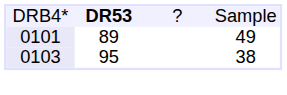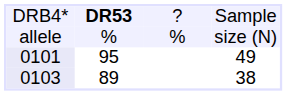+ row: (40, 36)
(109, 36) 89 -> (109, 57) 95
(109, 57) 95 -> (109, 78) 89
